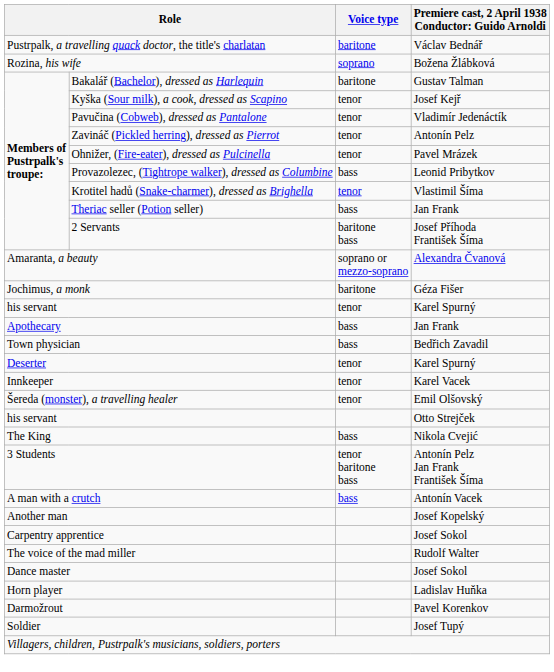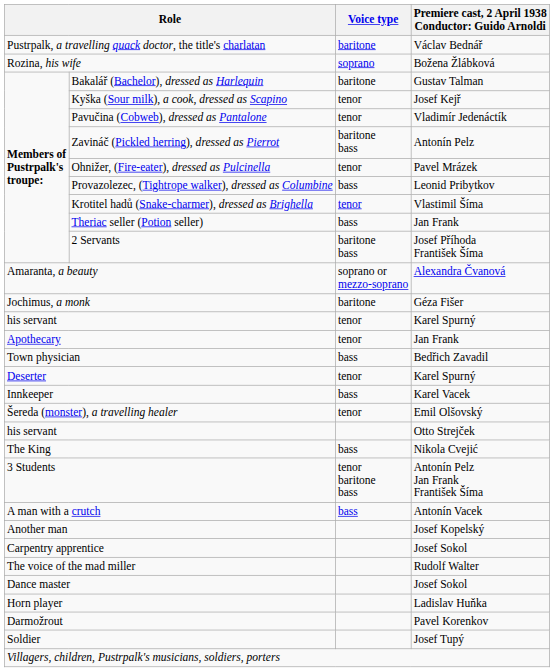(350, 136) tenor -> (357, 142) baritone bass
(348, 326) bass -> (350, 339) tenor
(350, 381) tenor -> (348, 394) bass
